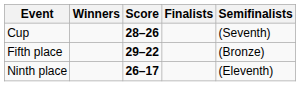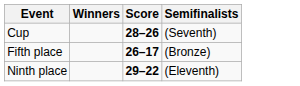- column: (189, 14)
(142, 52) 29–22 -> (142, 52) 26–17
(142, 71) 26–17 -> (142, 71) 29–22
